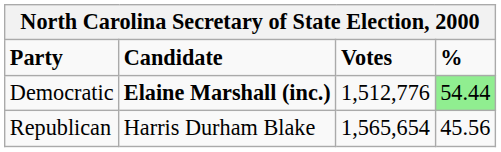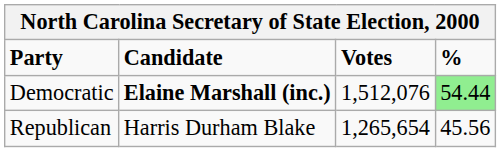(385, 92) 1,512,776 -> (385, 92) 1,512,076
(385, 127) 1,565,654 -> (385, 127) 1,265,654
